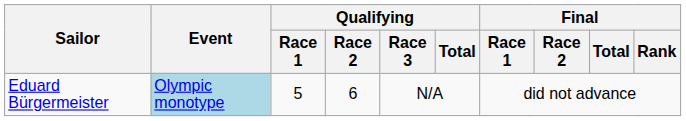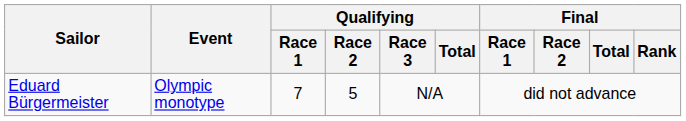(189, 95) lightblue background -> (189, 95) no background
(298, 95) 5 -> (298, 95) 7
(353, 95) 6 -> (353, 95) 5
